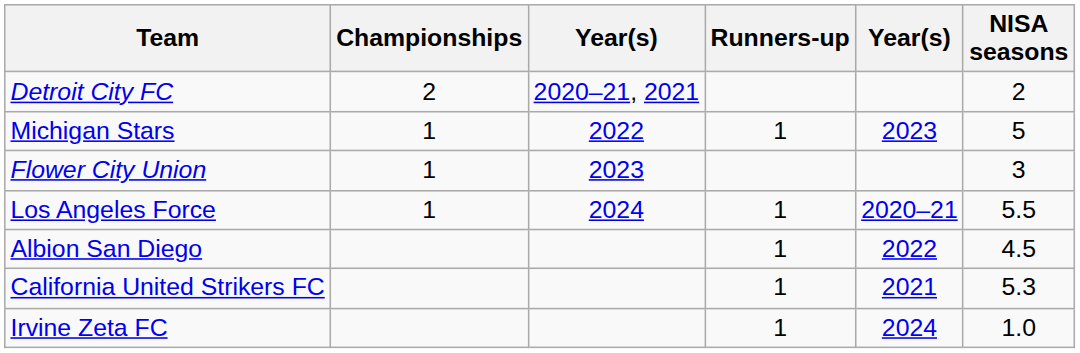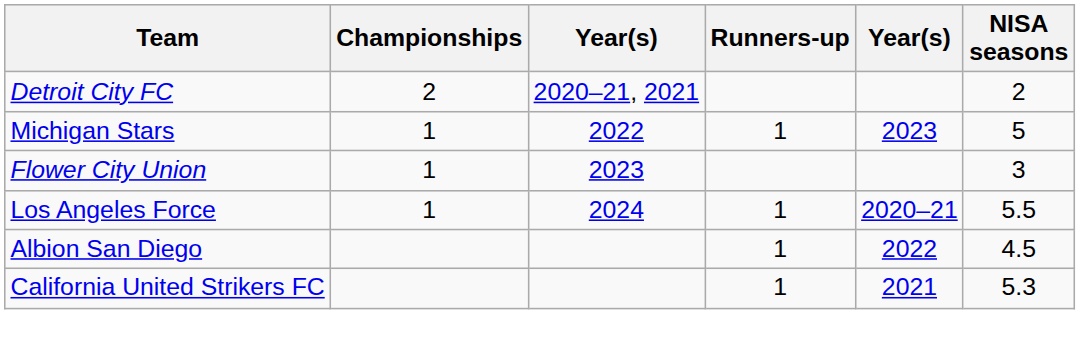- row: (89, 327)
